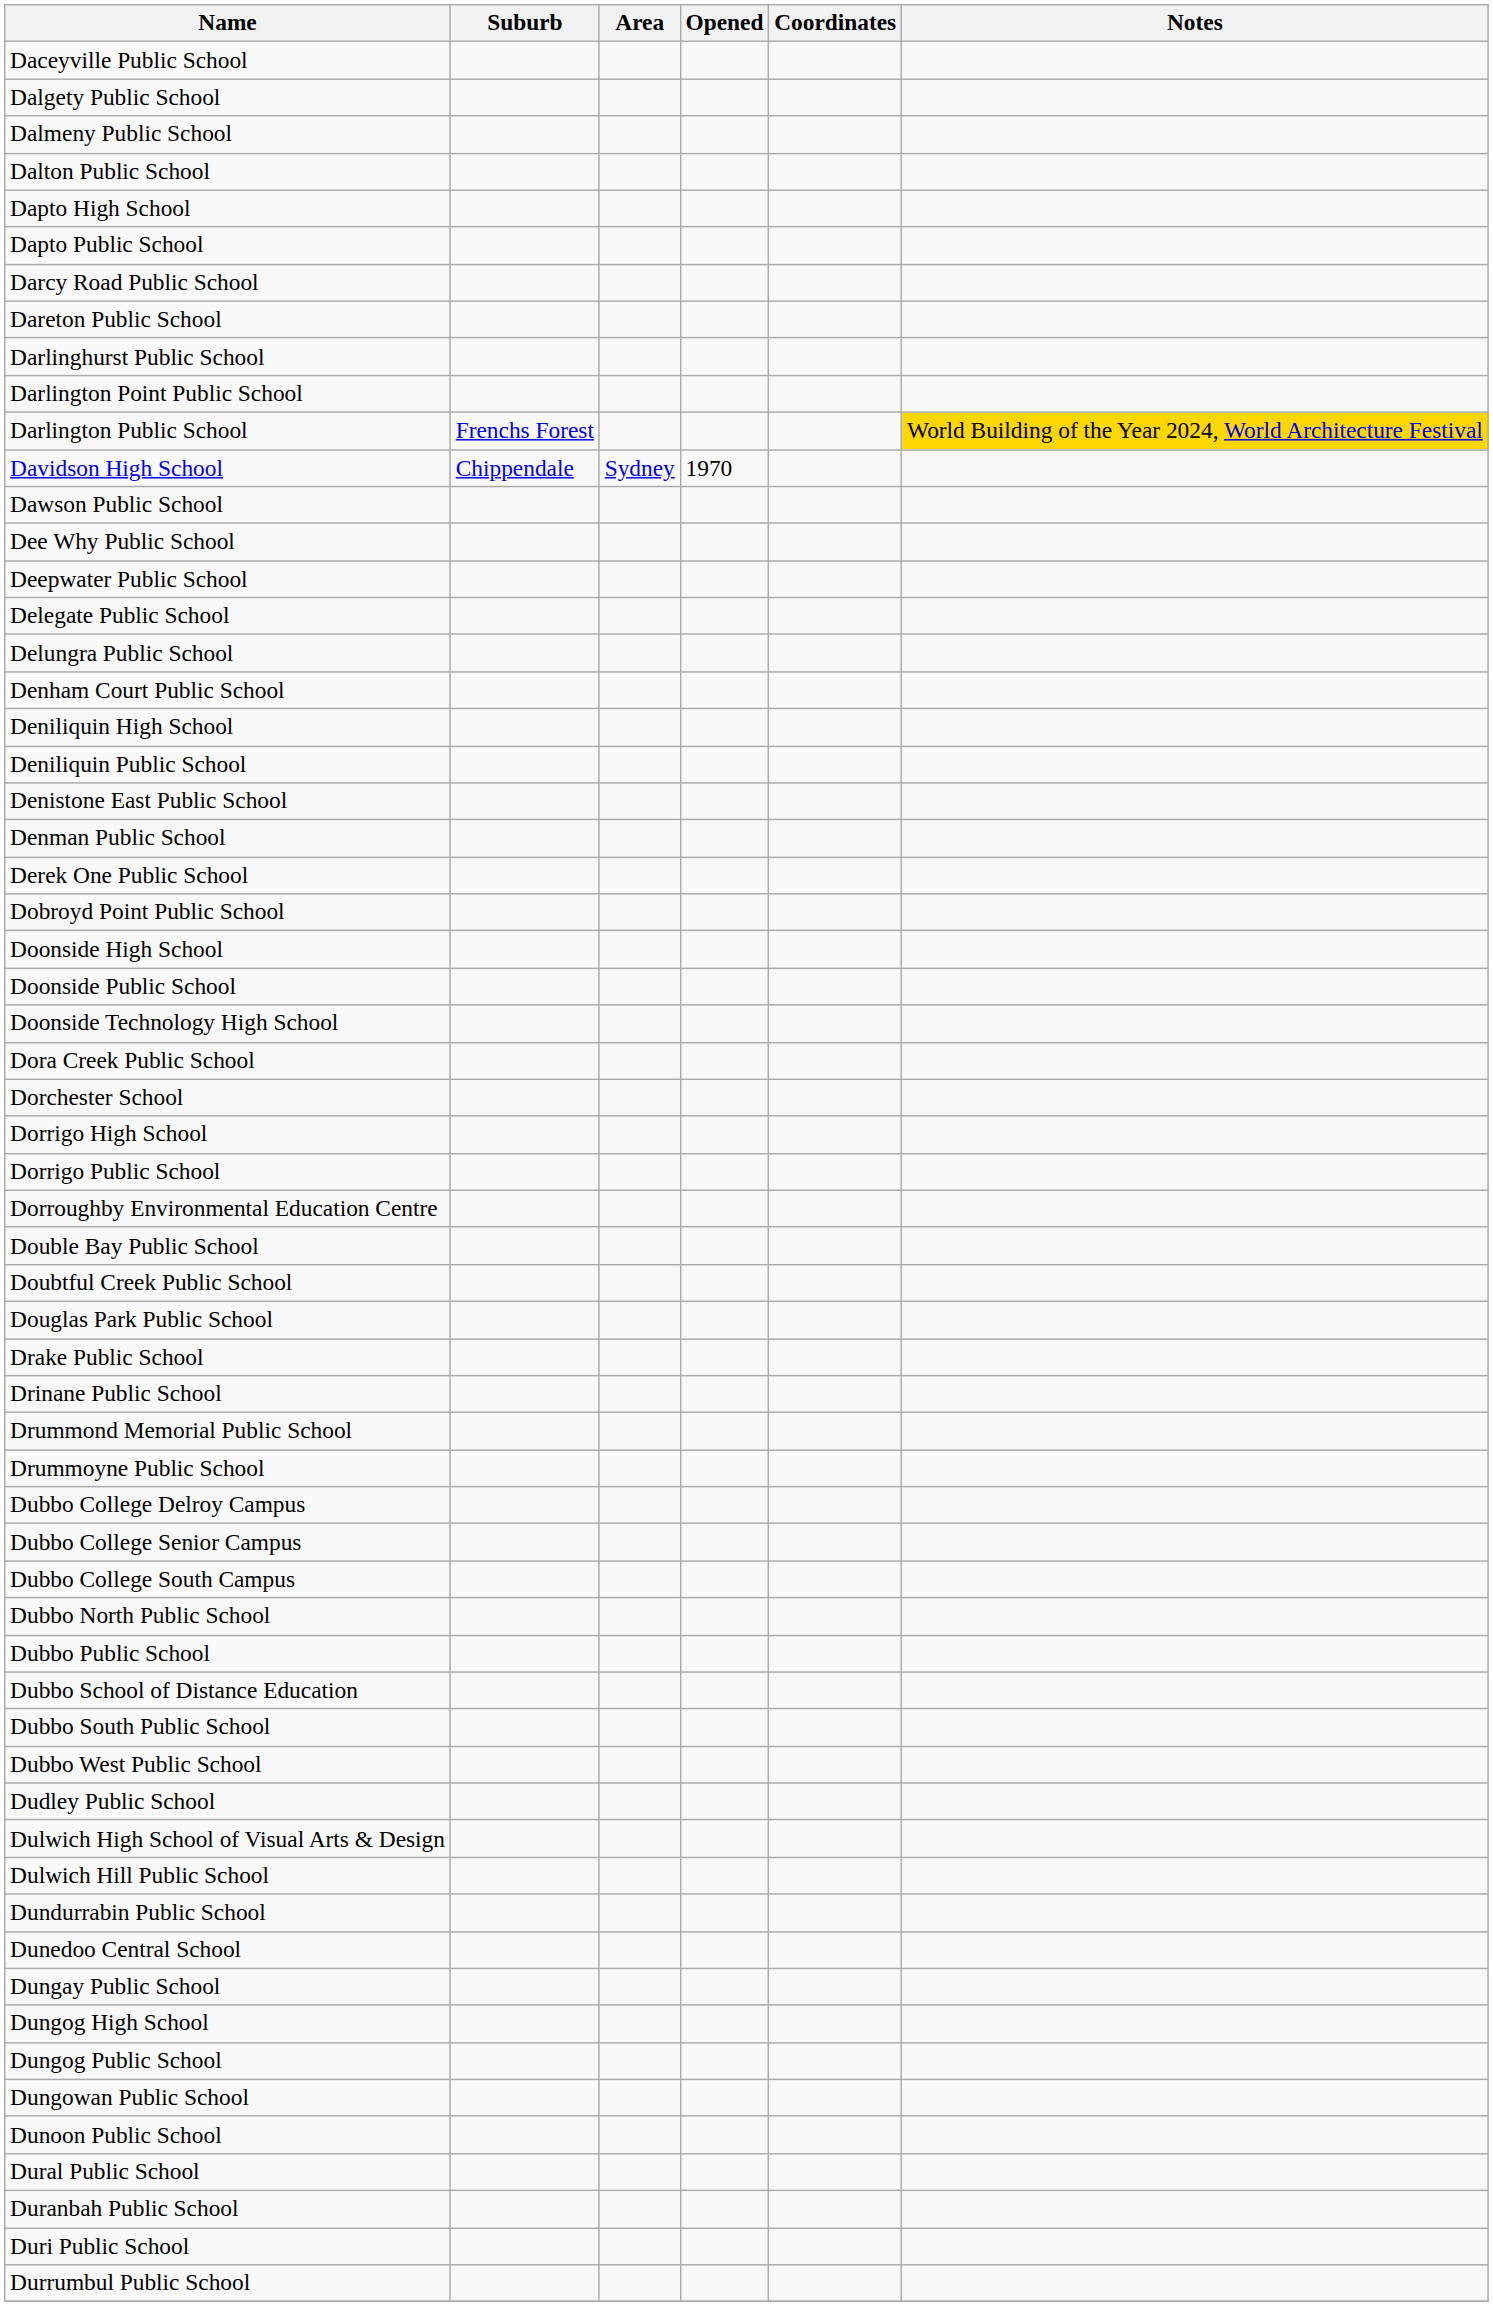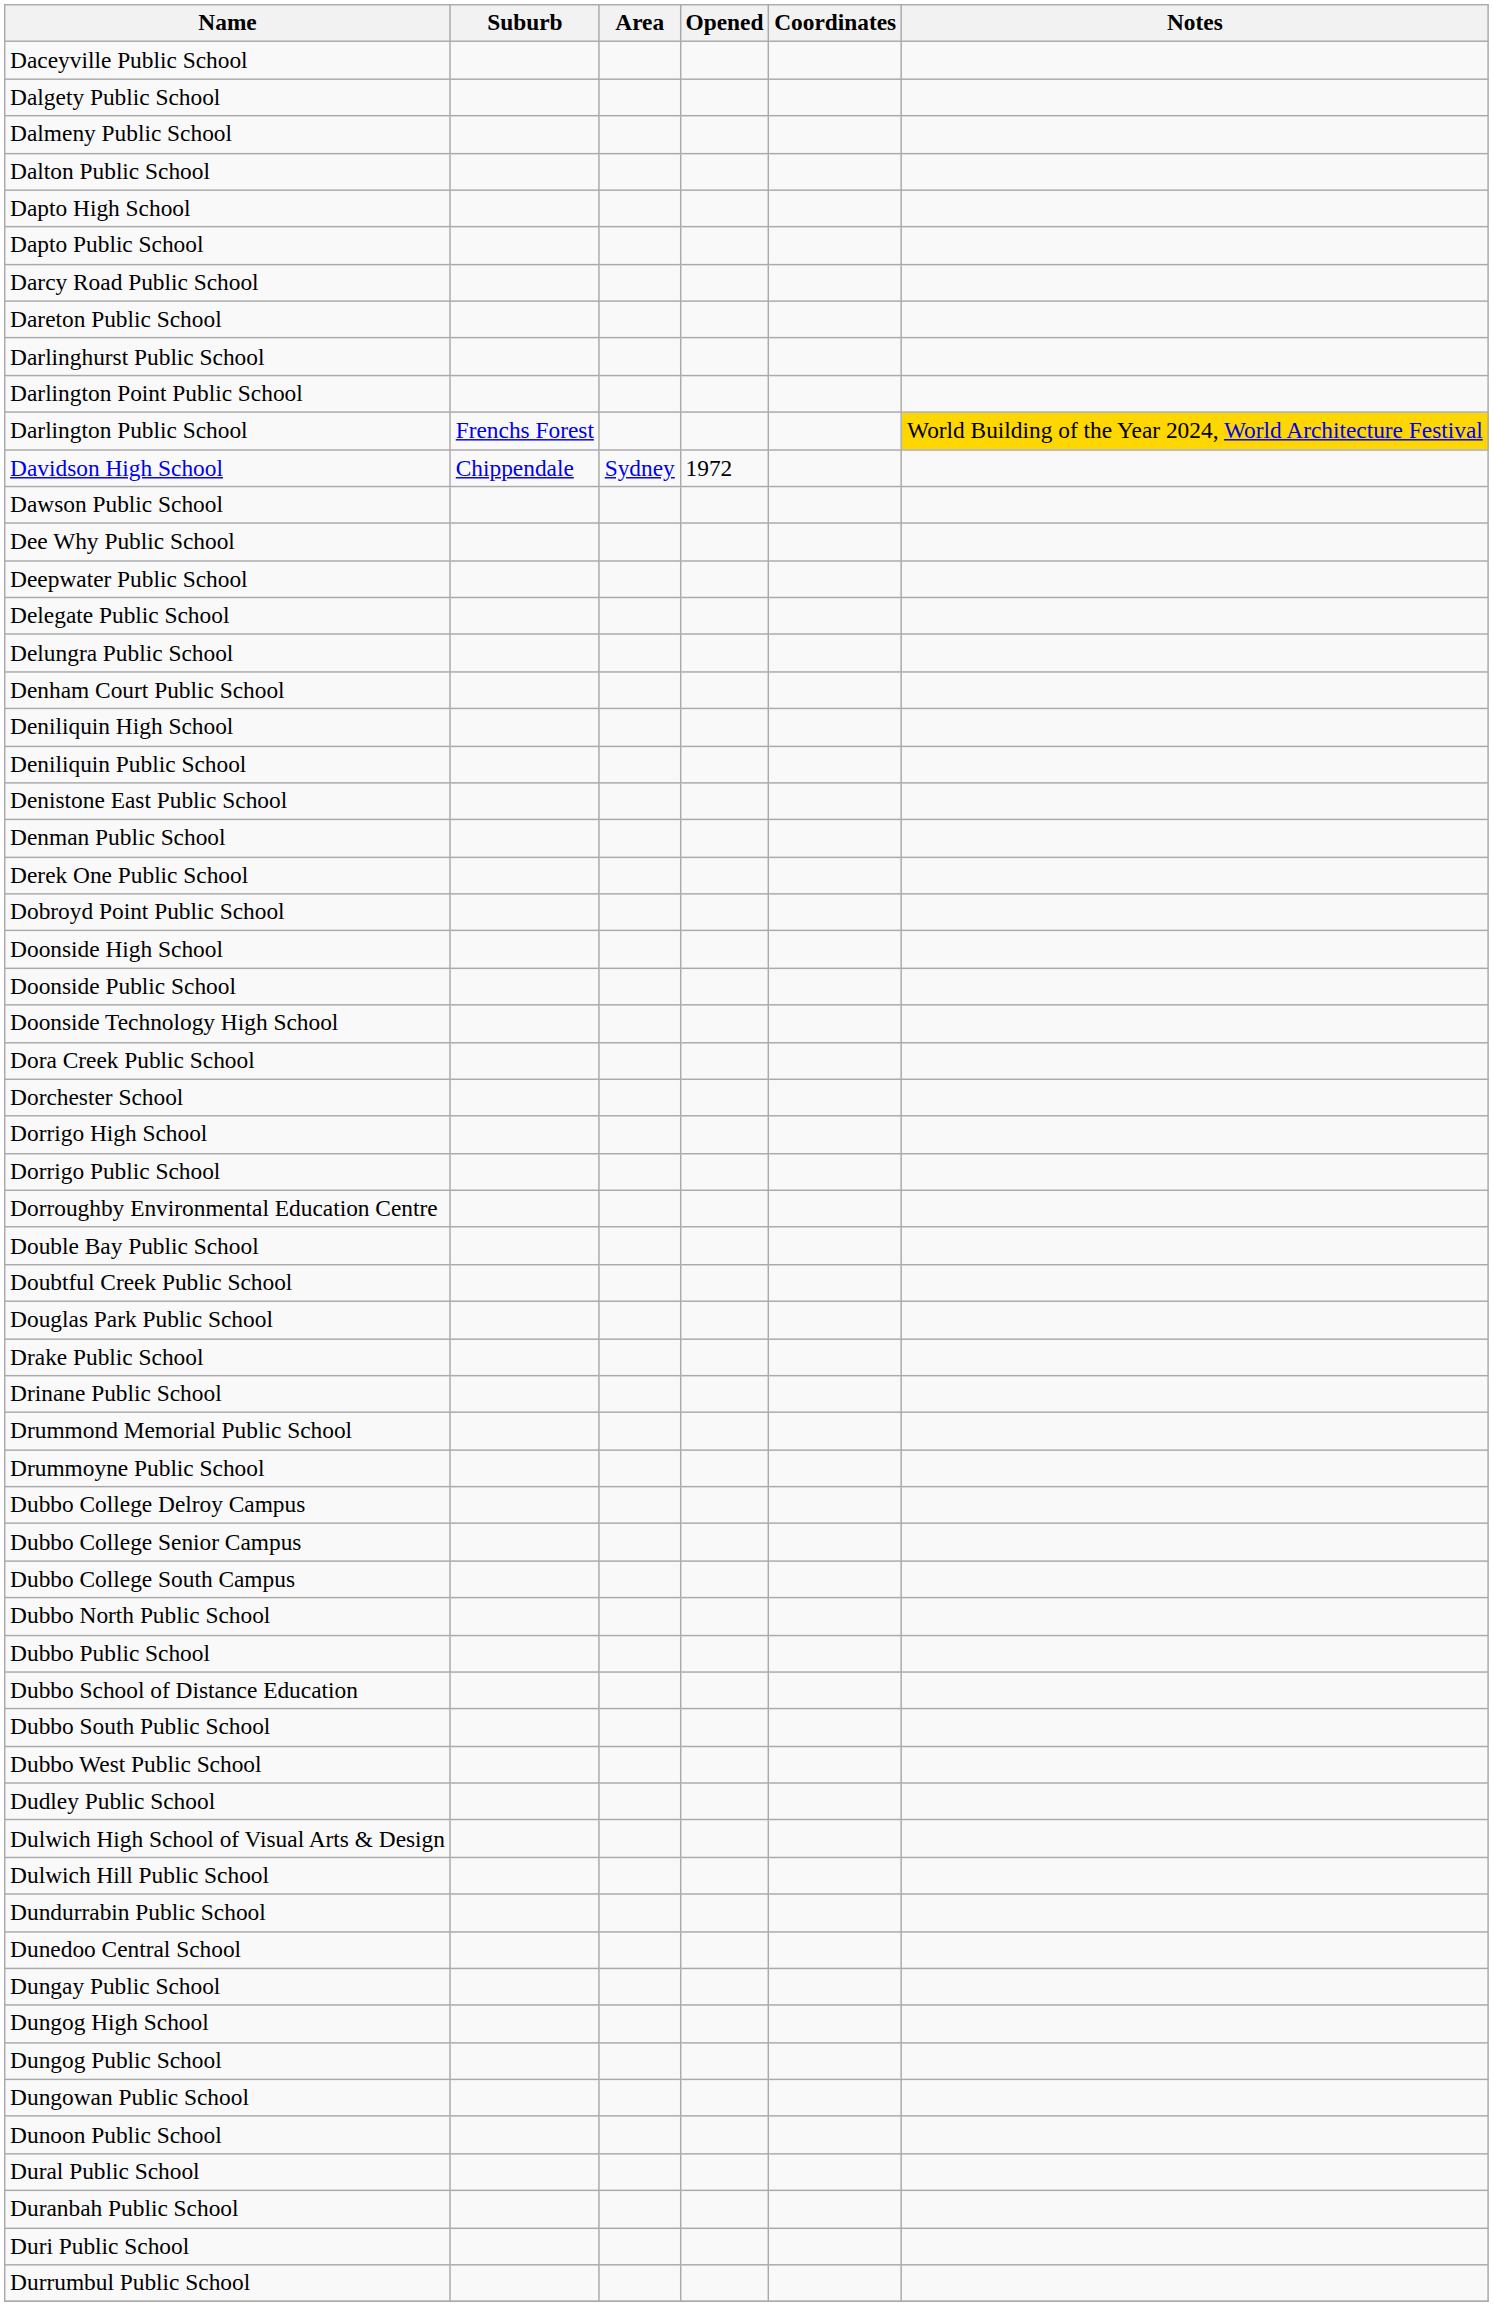(709, 467) 1970 -> (709, 467) 1972
